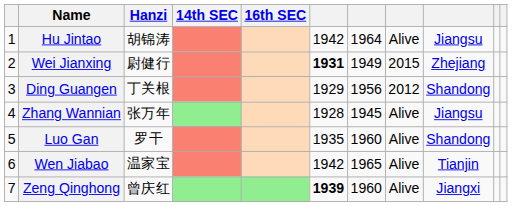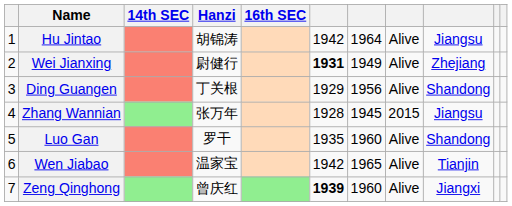columns swapped: (149, 15) <-> (207, 15)
(404, 64) 2015 -> (404, 64) Alive
(404, 89) 2012 -> (404, 89) Alive
(404, 114) Alive -> (404, 114) 2015
